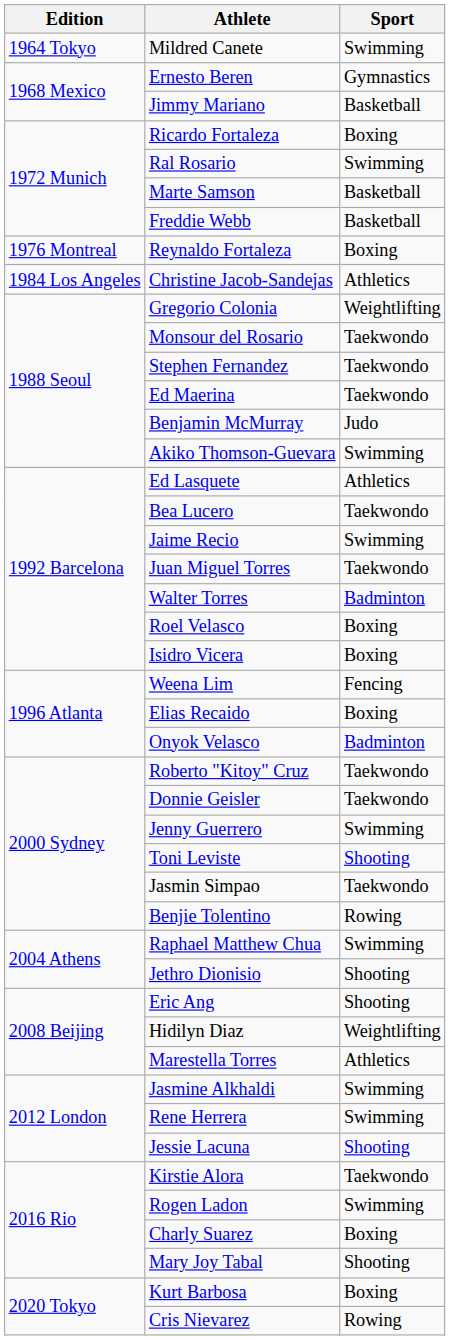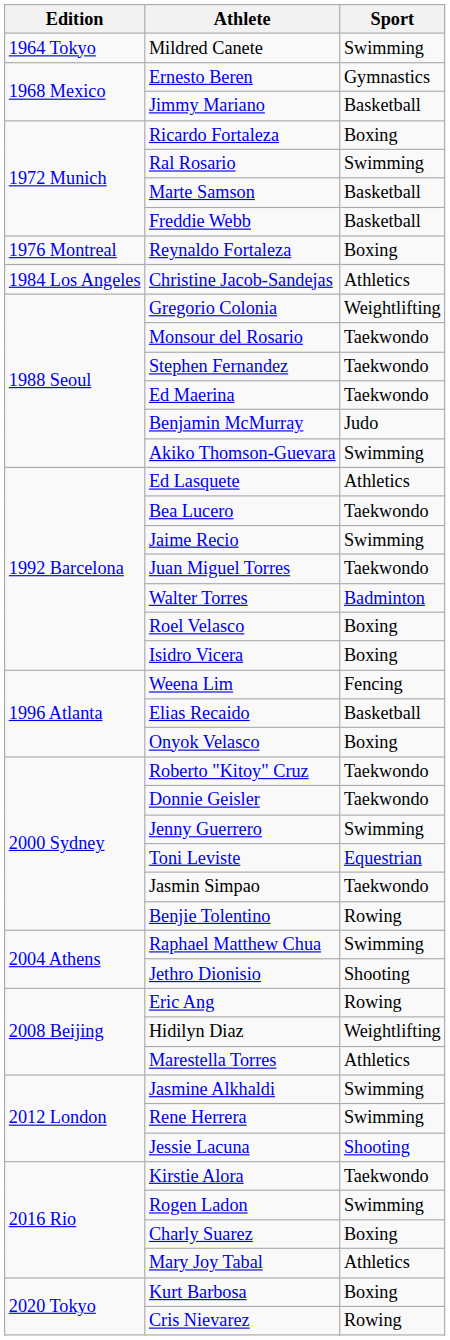(371, 713) Boxing -> (382, 713) Basketball
(384, 742) Badminton -> (371, 742) Boxing
(377, 857) Shooting -> (383, 857) Equestrian
(377, 1002) Shooting -> (373, 1002) Rowing
(377, 1262) Shooting -> (377, 1262) Athletics
